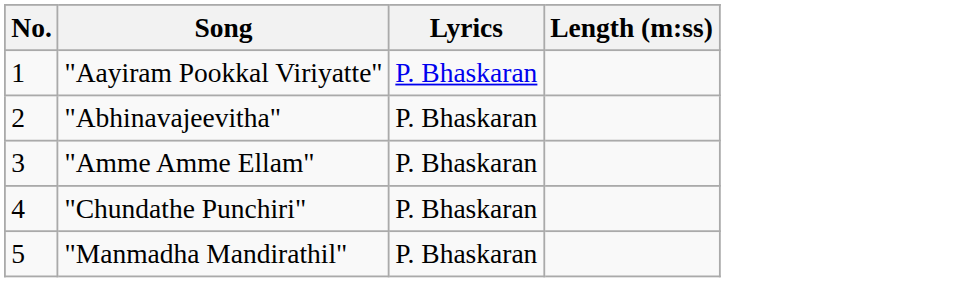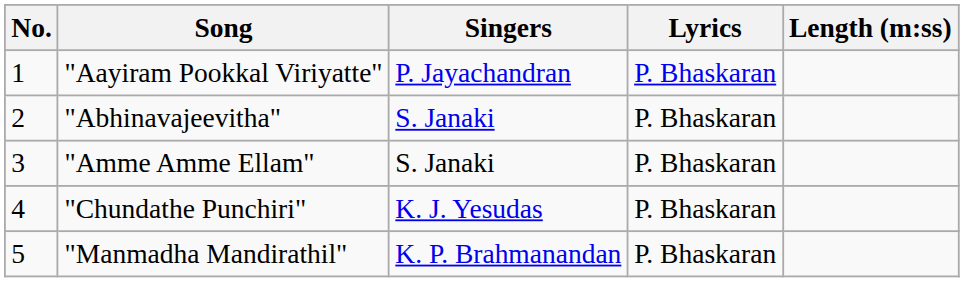+ column: (508, 27)
